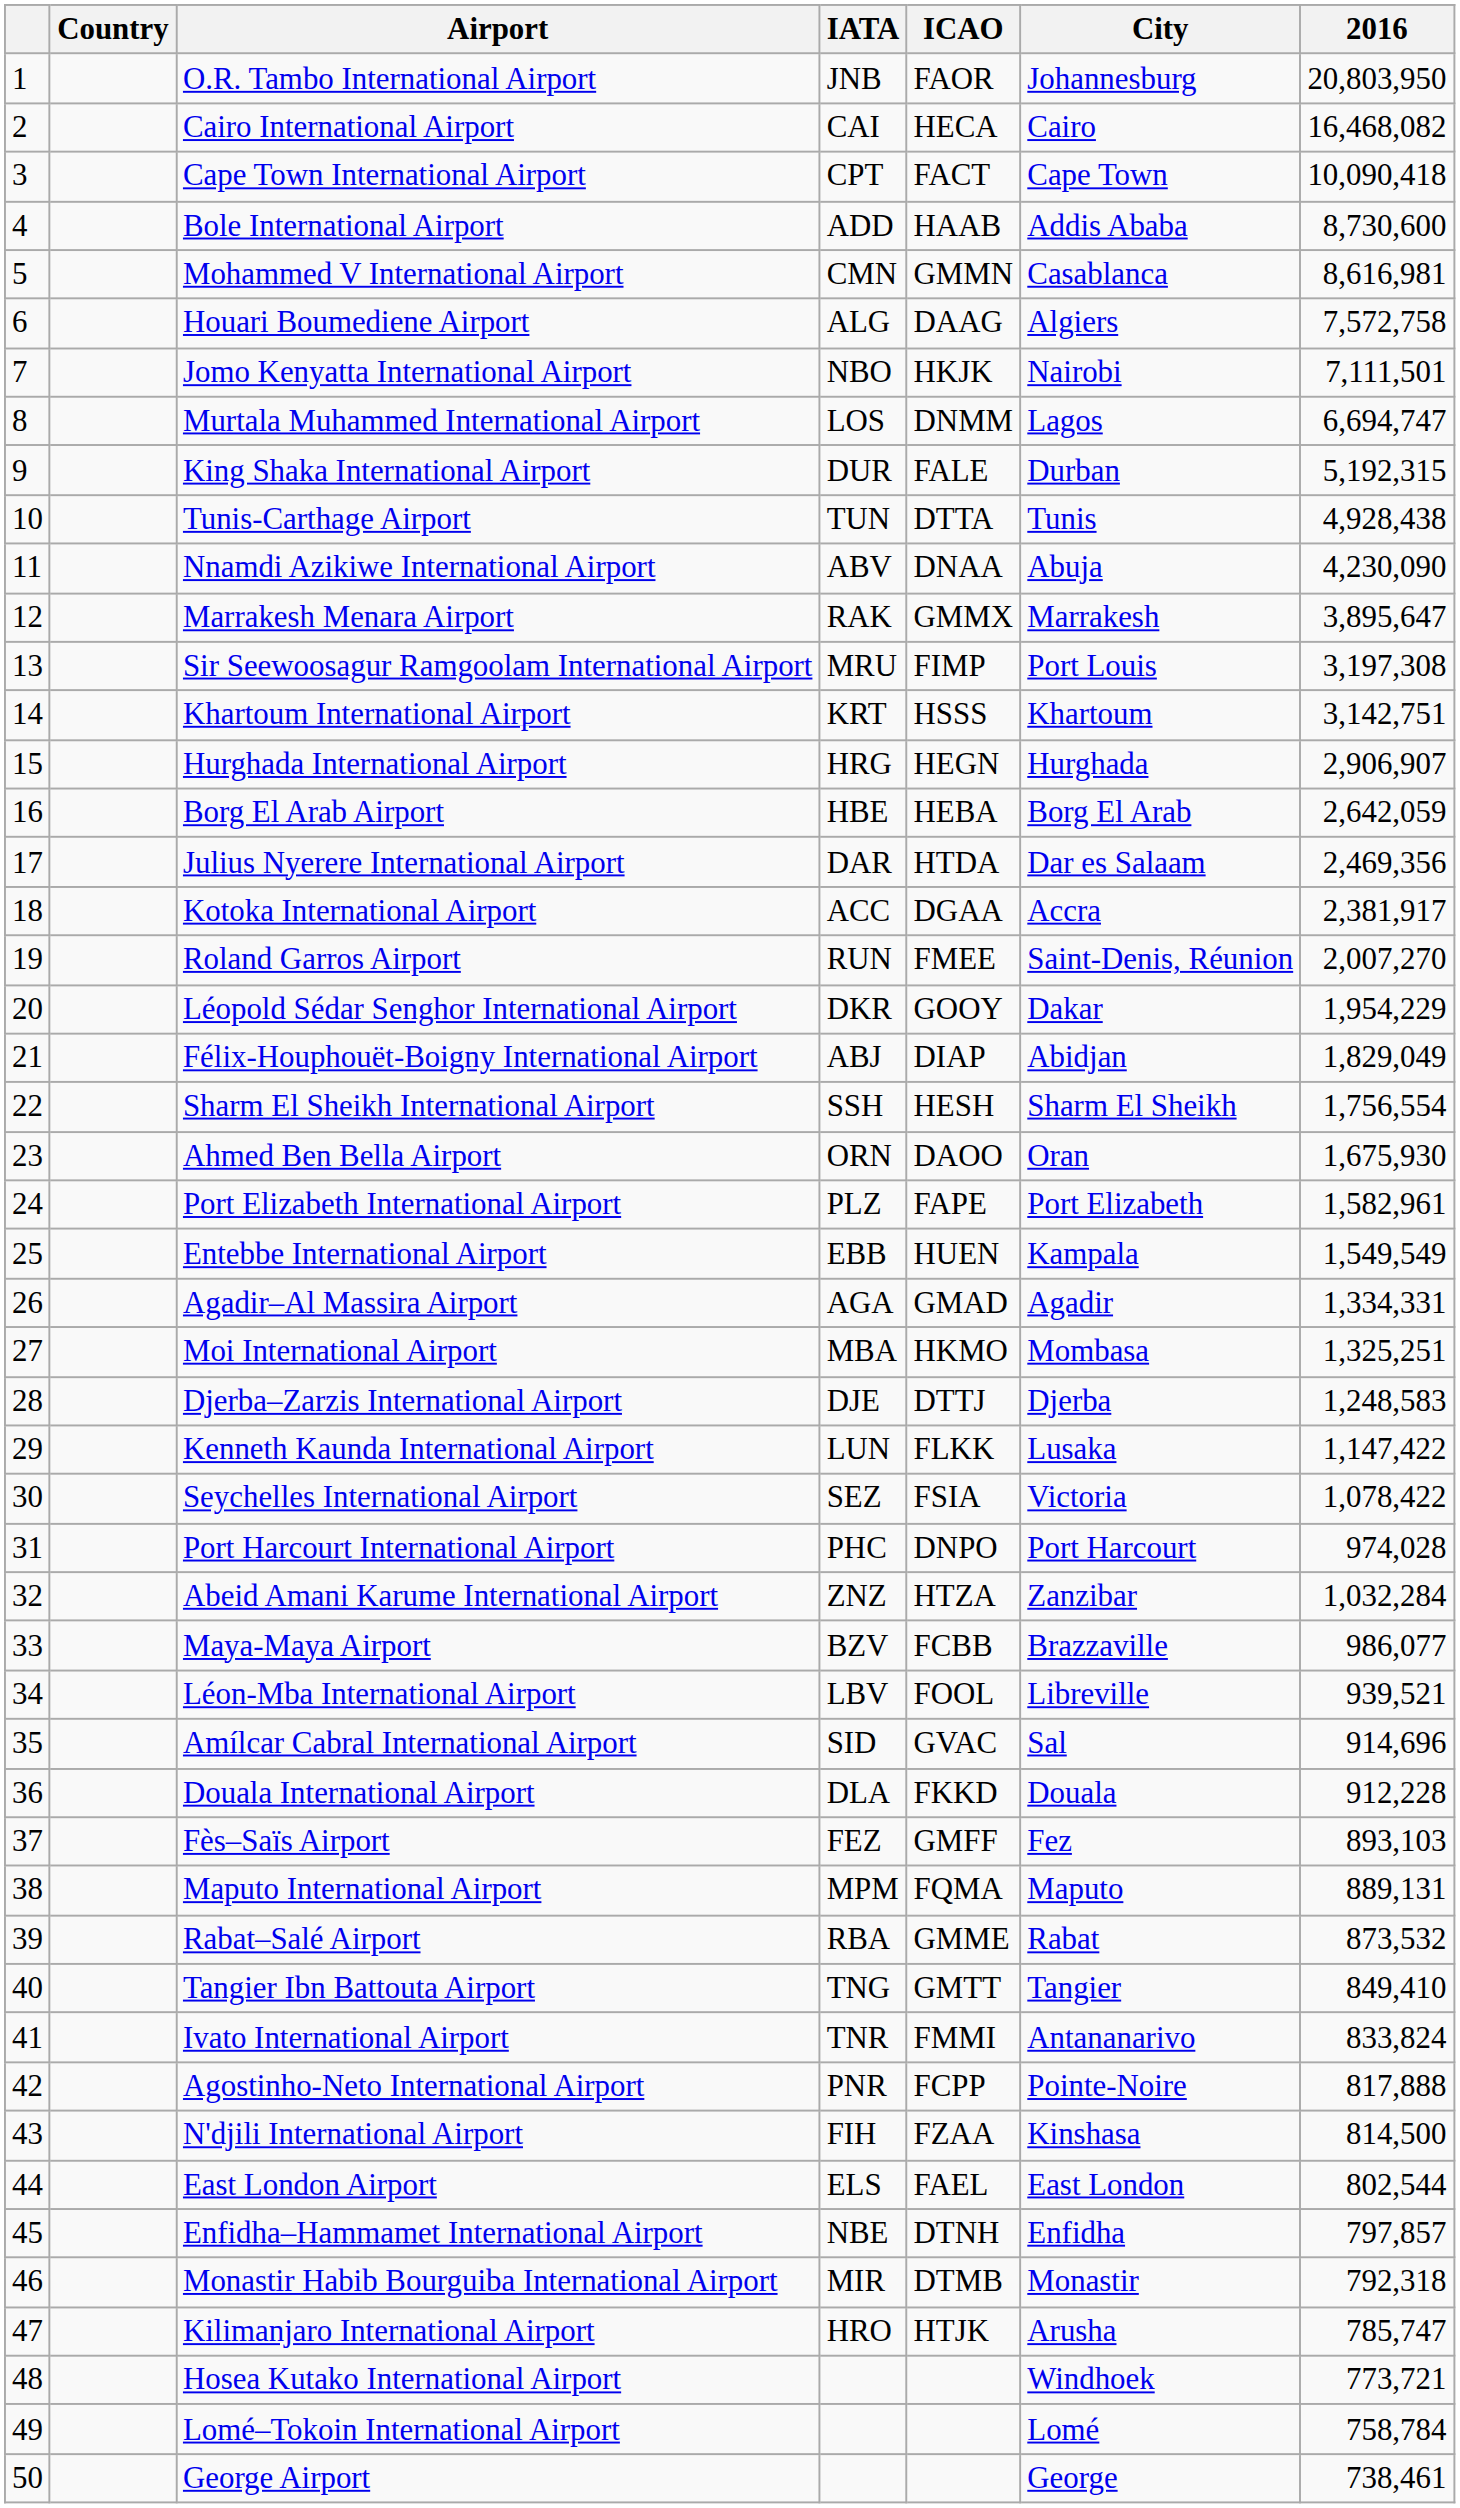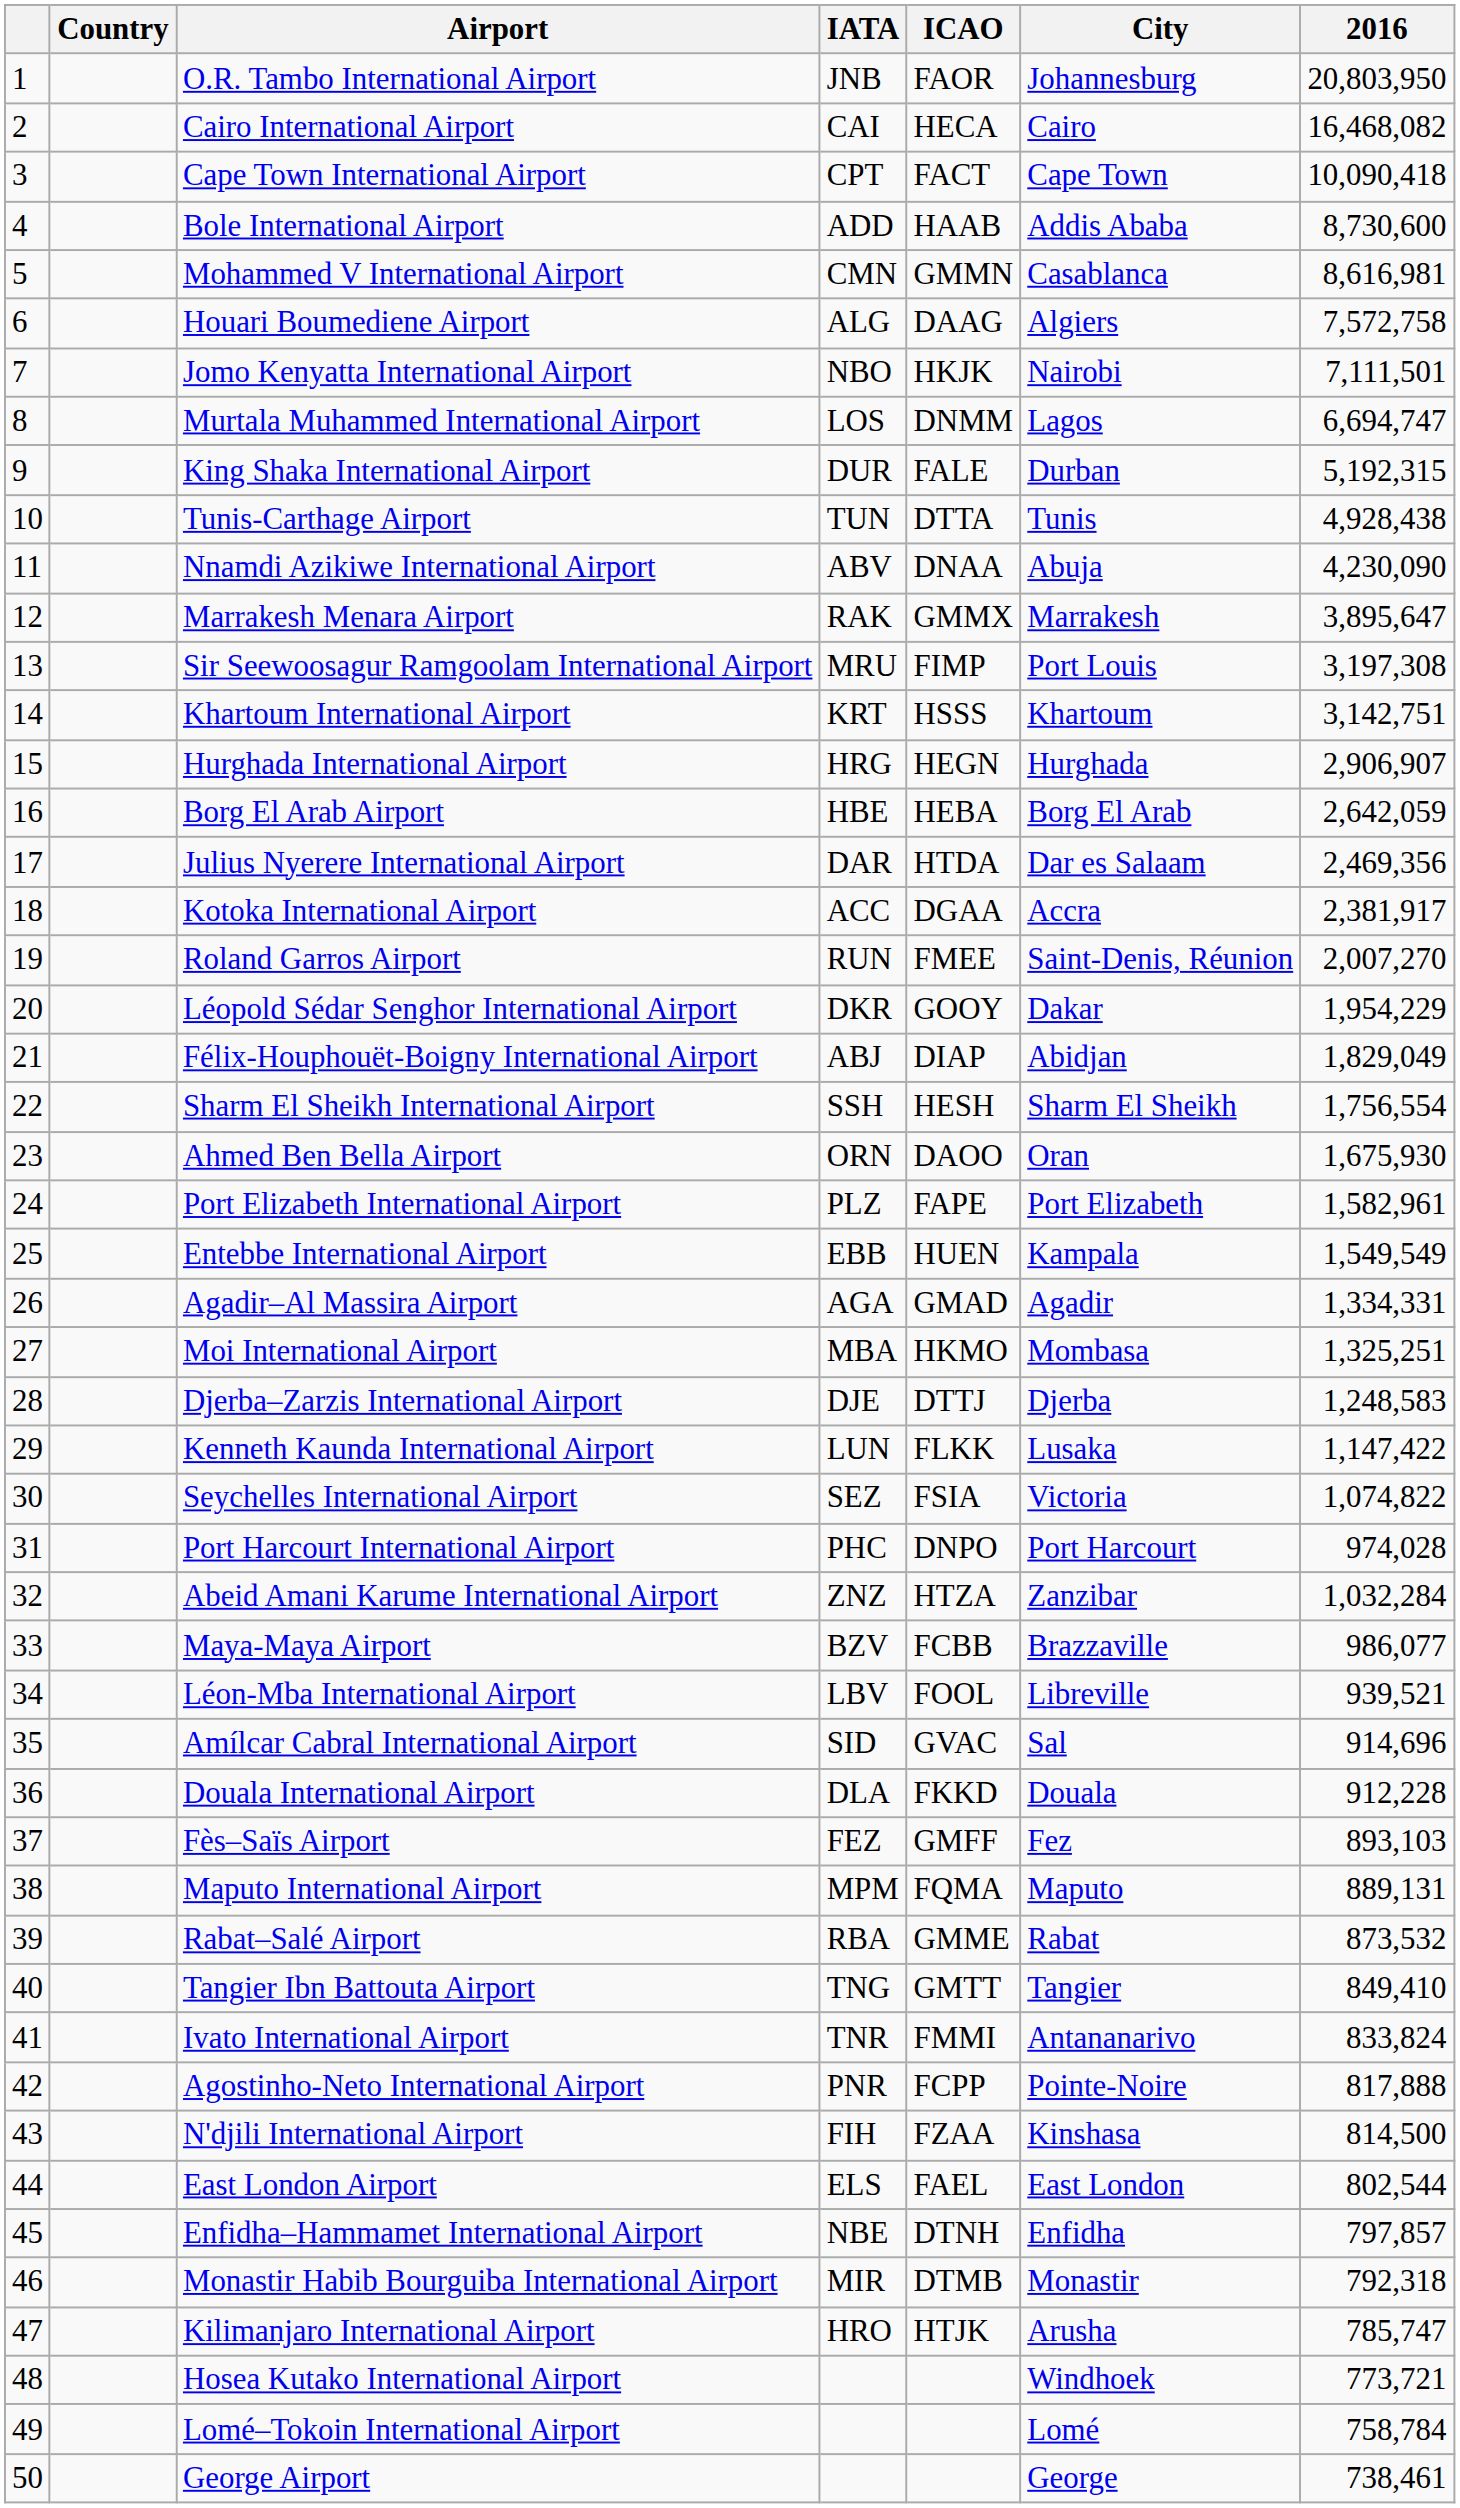(1385, 1498) 1,078,422 -> (1385, 1498) 1,074,822
